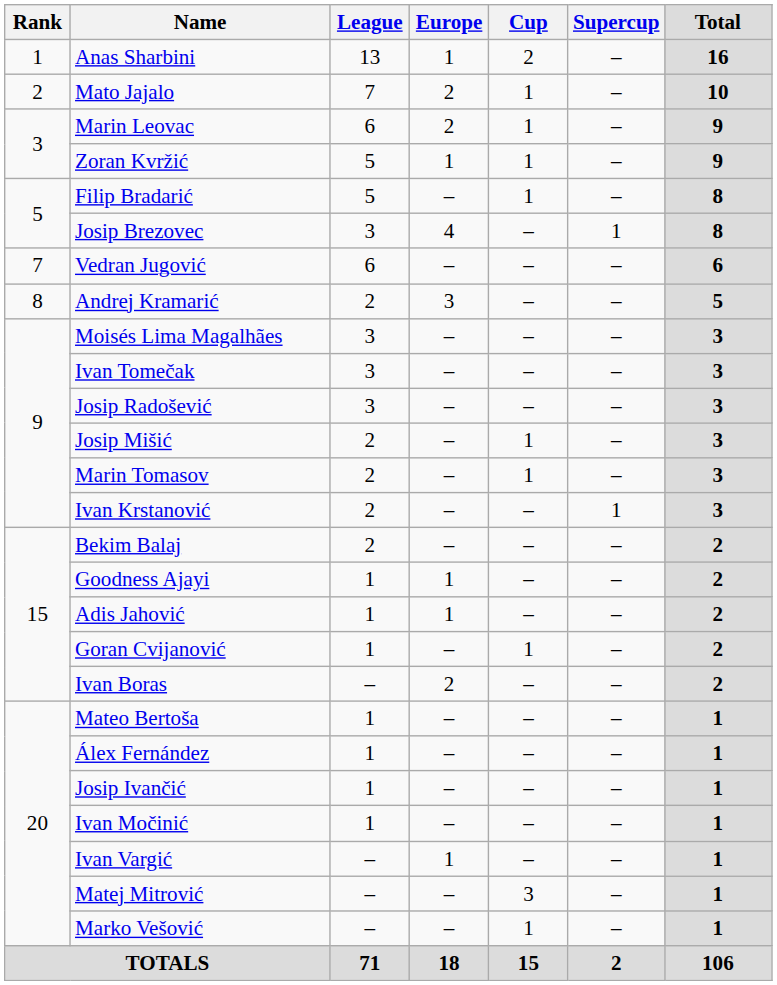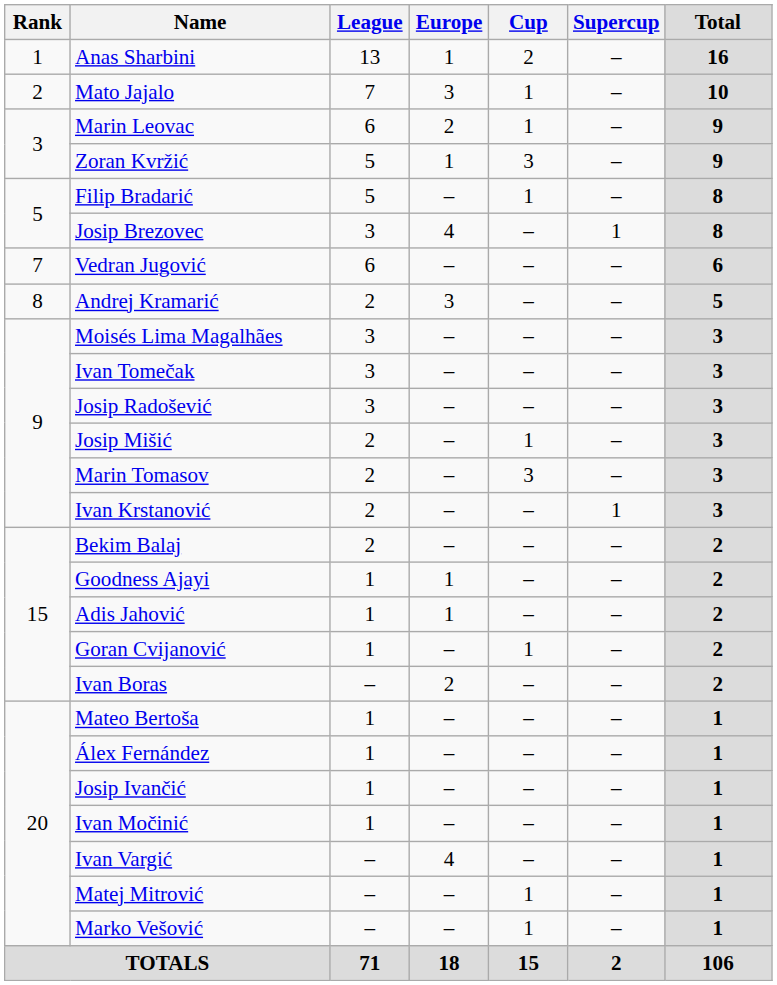(449, 91) 2 -> (449, 91) 3
(528, 161) 1 -> (528, 161) 3
(528, 474) 1 -> (528, 474) 3
(449, 858) 1 -> (449, 858) 4
(528, 893) 3 -> (528, 893) 1
